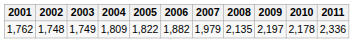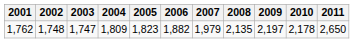(83, 29) 1,749 -> (83, 29) 1,747
(145, 29) 1,822 -> (145, 29) 1,823
(333, 29) 2,336 -> (333, 29) 2,650
